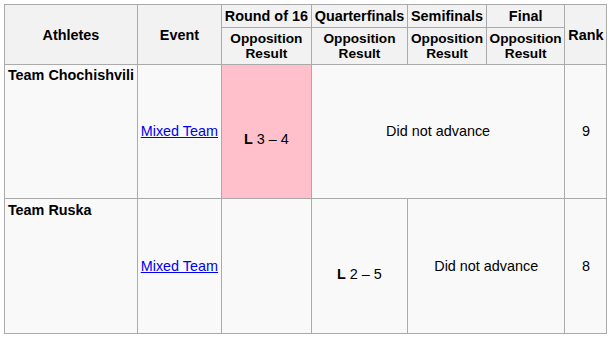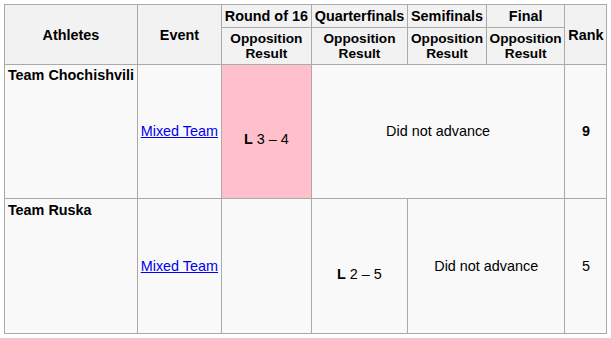(586, 131) normal -> (586, 131) bold
(586, 266) 8 -> (586, 266) 5
